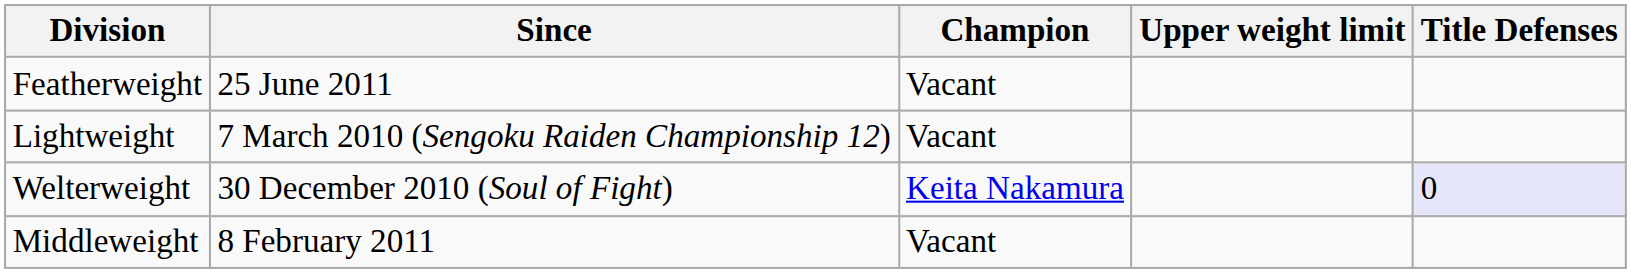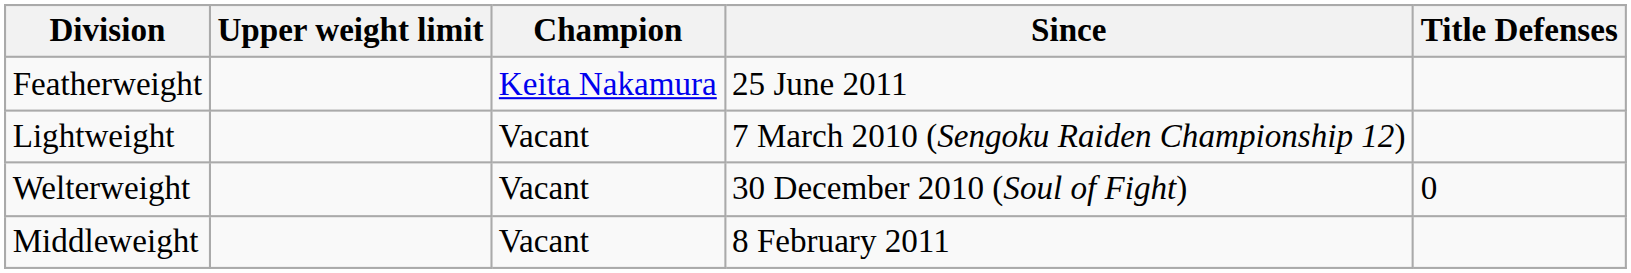columns swapped: (1272, 30) <-> (554, 30)
(951, 83) Vacant -> (608, 83) Keita Nakamura
(1015, 188) Keita Nakamura -> (544, 188) Vacant
(1429, 188) lavender background -> (1429, 188) no background
